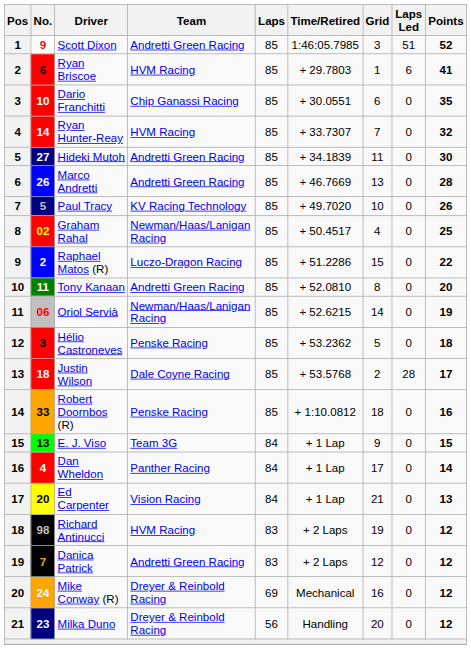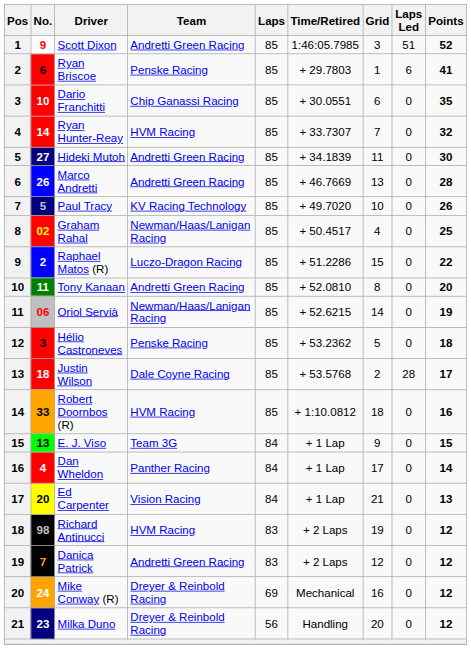(163, 70) HVM Racing -> (169, 70) Penske Racing
(169, 412) Penske Racing -> (163, 412) HVM Racing
